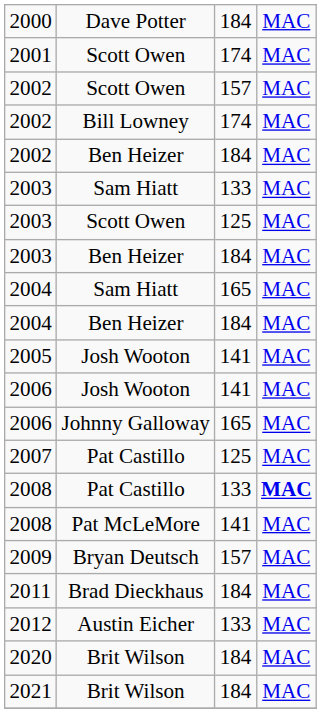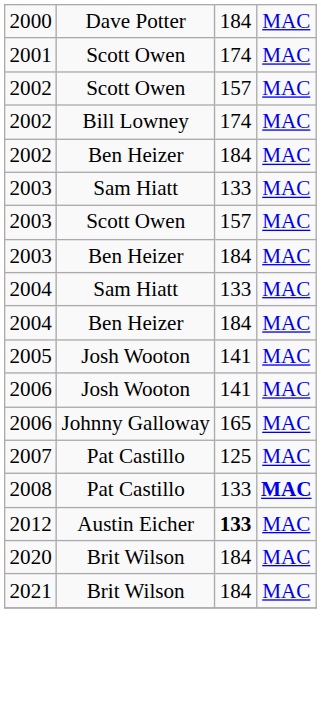(235, 222) 125 -> (235, 222) 157
(235, 289) 165 -> (235, 289) 133
- row: (31, 523)
- row: (31, 557)
- row: (30, 590)
(235, 624) normal -> (235, 523) bold
